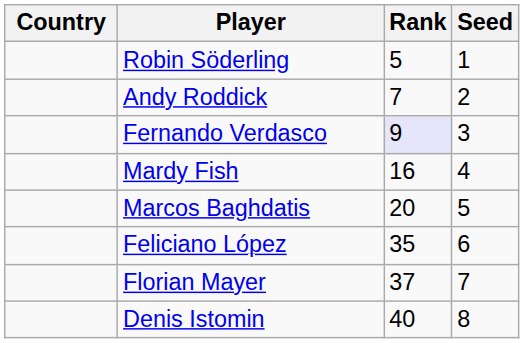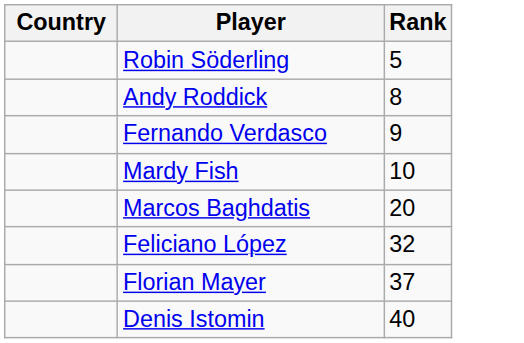- column: (485, 23)
(396, 97) 7 -> (396, 97) 8
(396, 134) lavender background -> (396, 134) no background
(402, 171) 16 -> (402, 171) 10
(402, 245) 35 -> (402, 245) 32
